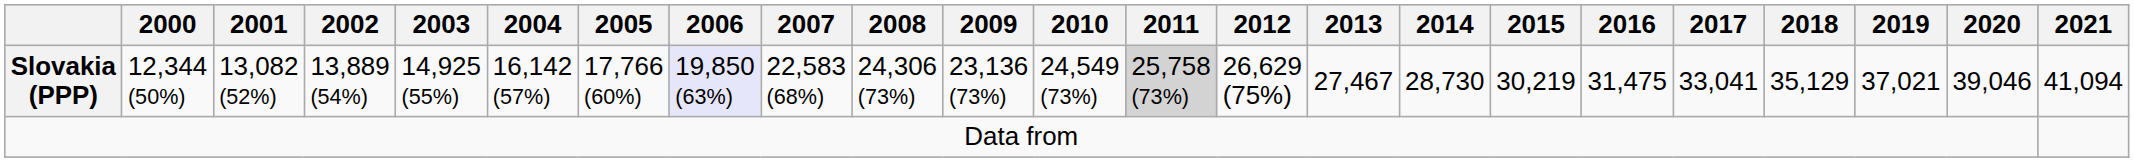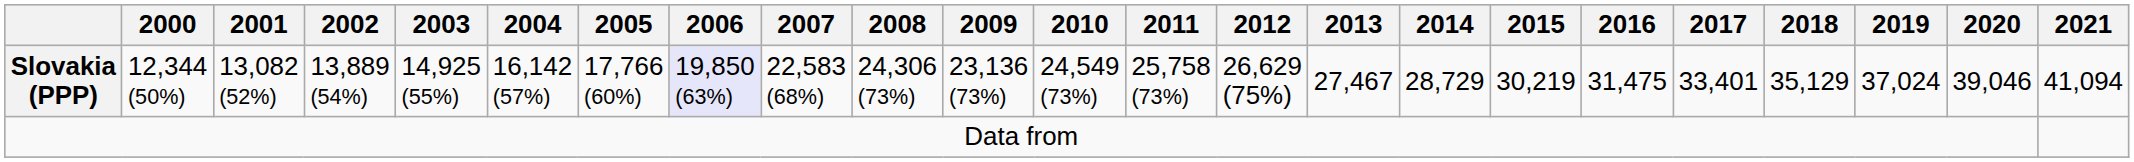(1171, 80) lightgrey background -> (1171, 80) no background
(1445, 80) 28,730 -> (1445, 80) 28,729
(1718, 80) 33,041 -> (1718, 80) 33,401
(1901, 80) 37,021 -> (1901, 80) 37,024
